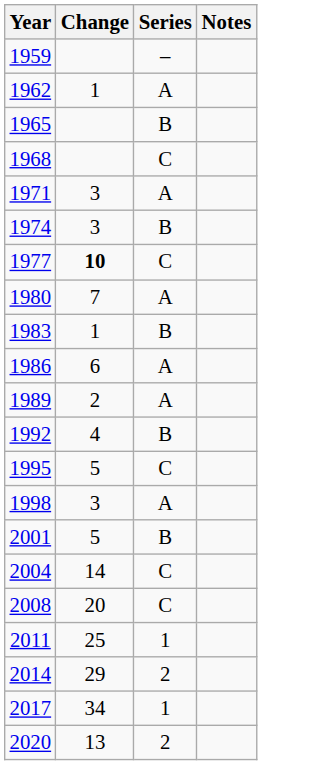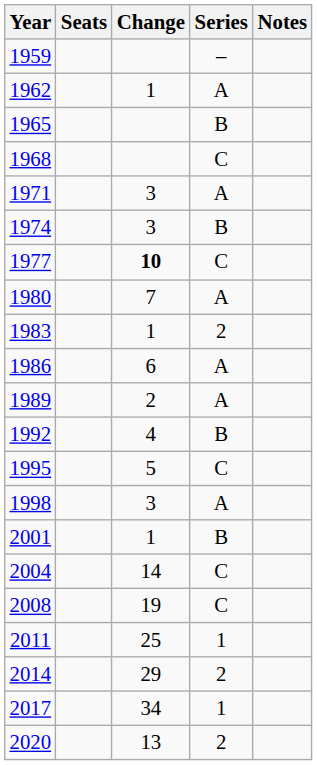+ column: (84, 21)
(165, 330) B -> (221, 330) 2
(95, 536) 5 -> (151, 536) 1
(95, 605) 20 -> (151, 605) 19
